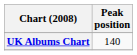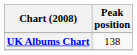(112, 41) 140 -> (112, 41) 138
